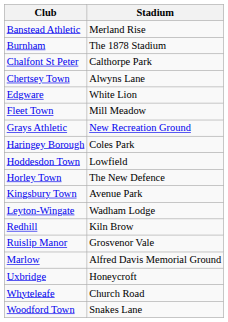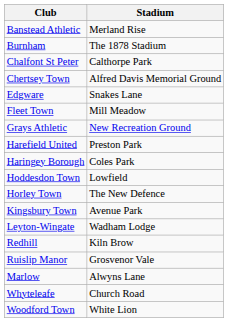(117, 78) Alwyns Lane -> (155, 78) Alfred Davis Memorial Ground
(113, 95) White Lion -> (116, 95) Snakes Lane
+ row: (42, 144)
(155, 260) Alfred Davis Memorial Ground -> (117, 276) Alwyns Lane
- row: (26, 276)
(116, 309) Snakes Lane -> (113, 309) White Lion
